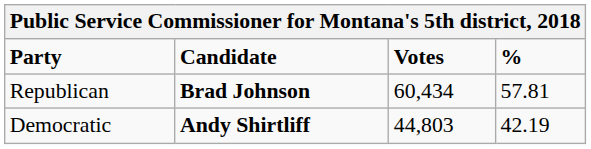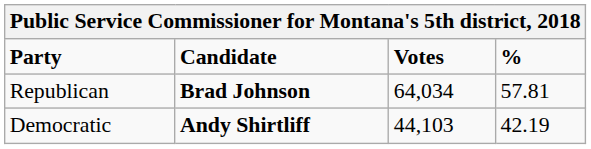(424, 90) 60,434 -> (424, 90) 64,034
(424, 125) 44,803 -> (424, 125) 44,103
